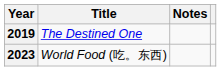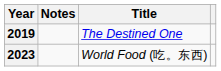columns swapped: (104, 14) <-> (190, 14)
